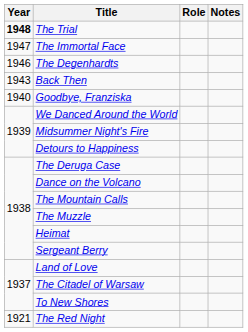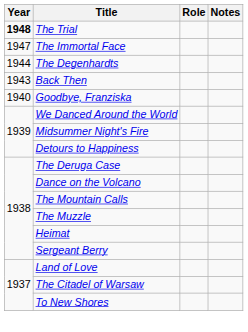(19, 64) 1946 -> (19, 64) 1944
- row: (70, 319)
